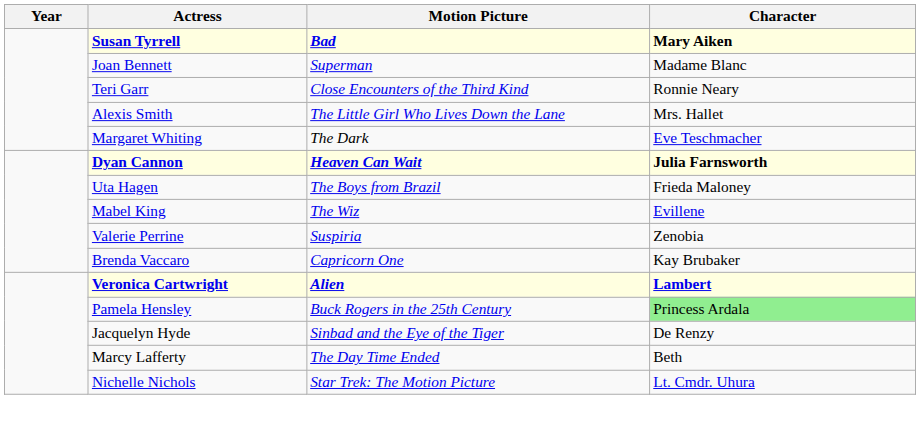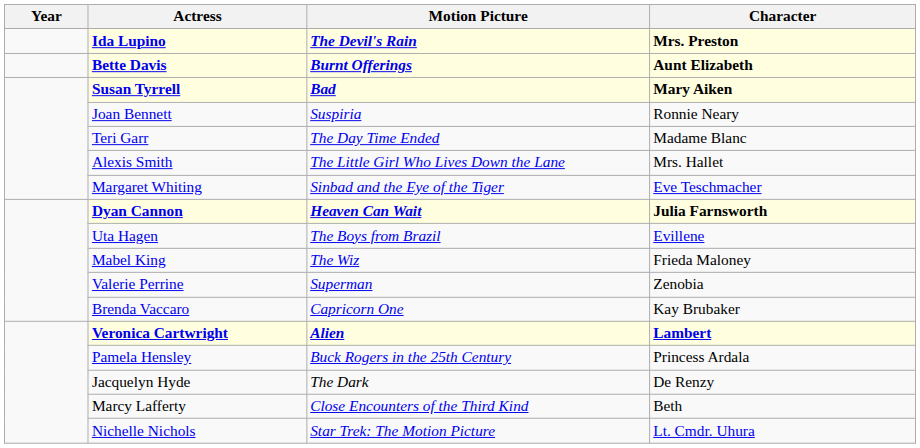+ row: (129, 41)
+ row: (129, 65)
(341, 65) Superman -> (336, 114) Suspiria
(700, 65) Madame Blanc -> (696, 114) Ronnie Neary
(419, 89) Close Encounters of the Third Kind -> (375, 138) The Day Time Ended
(696, 89) Ronnie Neary -> (700, 138) Madame Blanc
(339, 138) The Dark -> (407, 187) Sinbad and the Eye of the Tiger
(702, 187) Frieda Maloney -> (679, 235) Evillene
(679, 211) Evillene -> (702, 260) Frieda Maloney
(336, 235) Suspiria -> (341, 284) Superman
(701, 308) lightgreen background -> (701, 357) no background
(407, 333) Sinbad and the Eye of the Tiger -> (339, 382) The Dark
(375, 357) The Day Time Ended -> (419, 406) Close Encounters of the Third Kind
